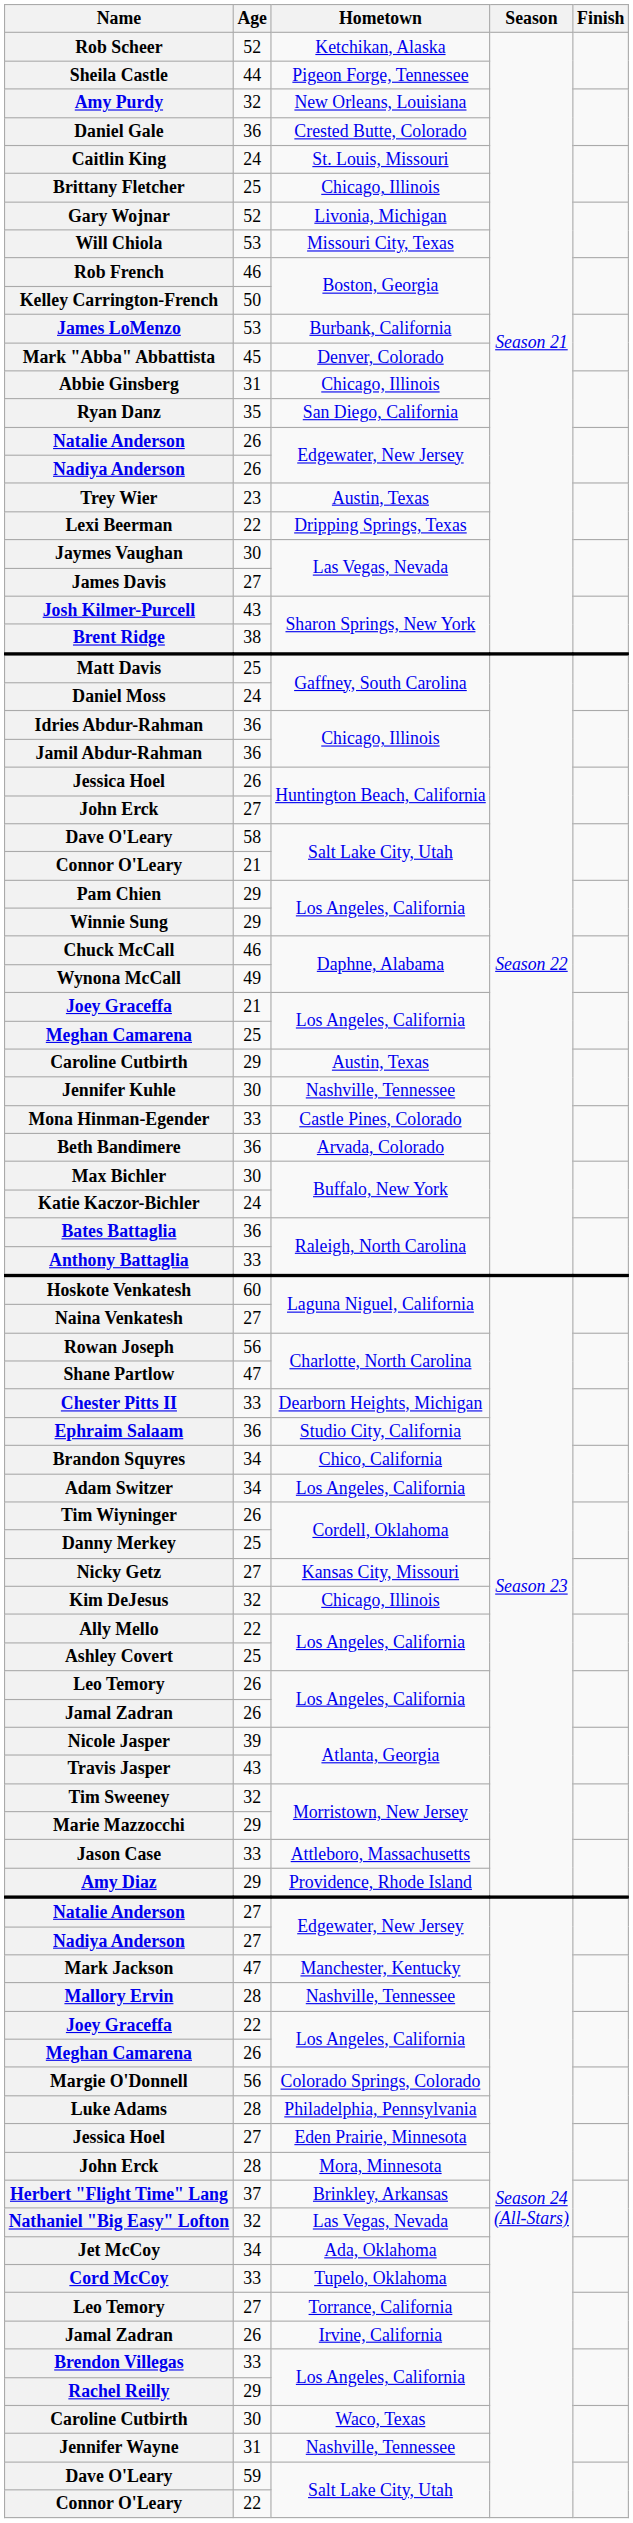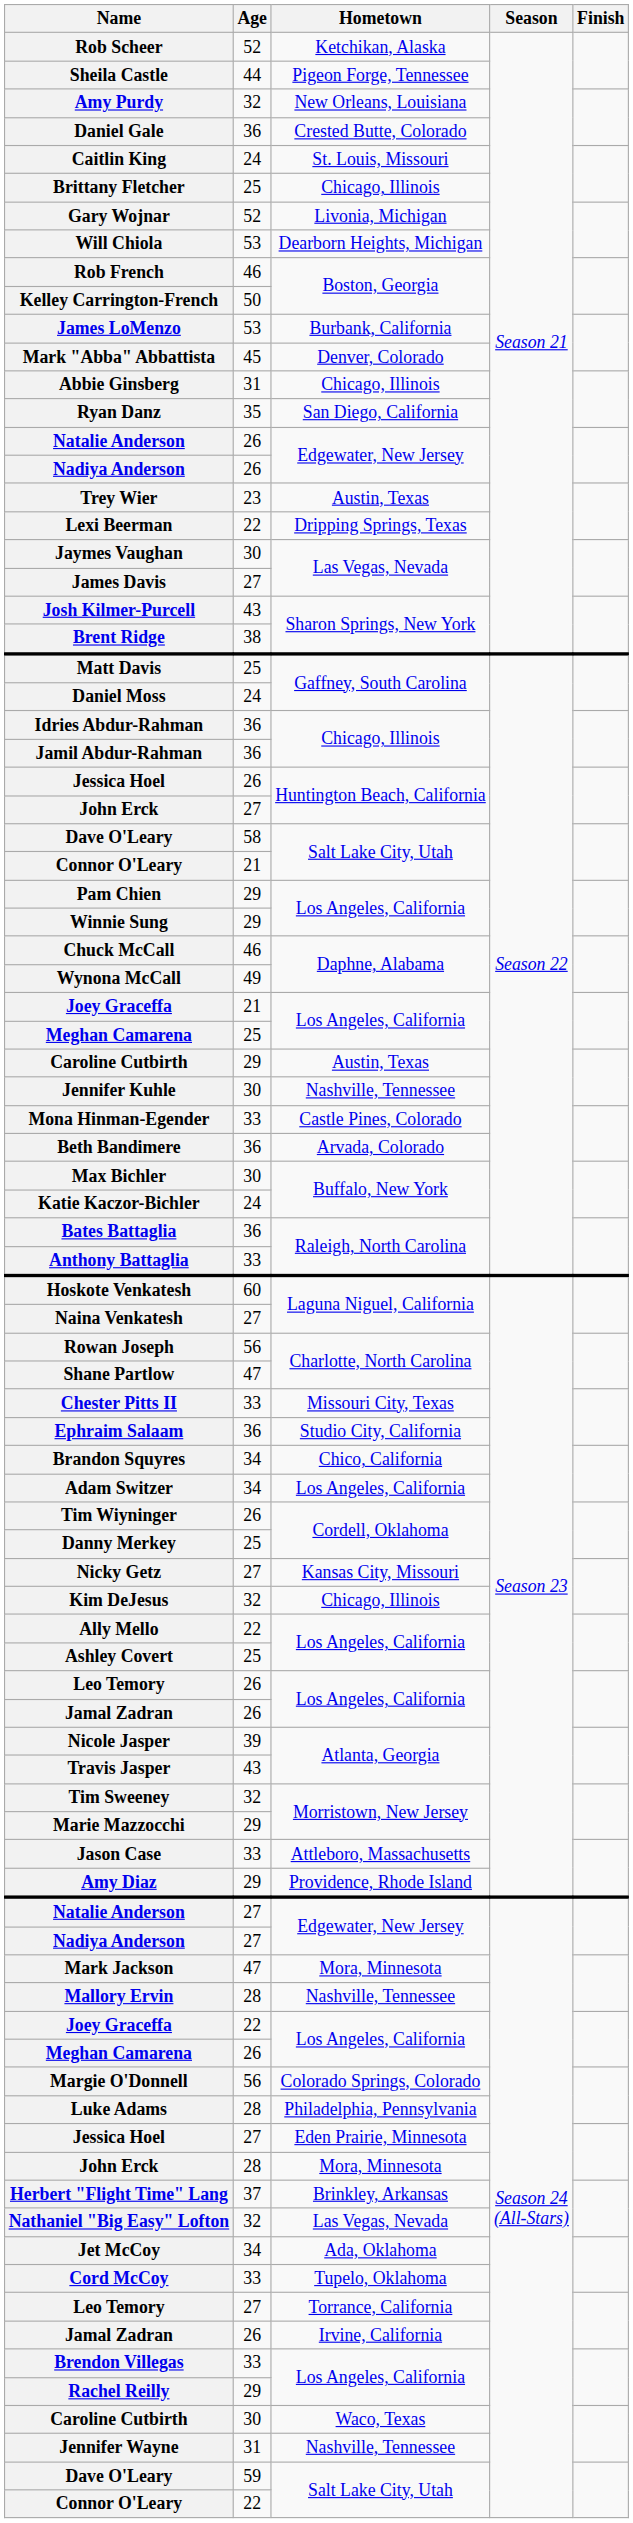(380, 243) Missouri City, Texas -> (380, 243) Dearborn Heights, Michigan
(380, 1403) Dearborn Heights, Michigan -> (380, 1403) Missouri City, Texas
(380, 1968) Manchester, Kentucky -> (380, 1968) Mora, Minnesota
